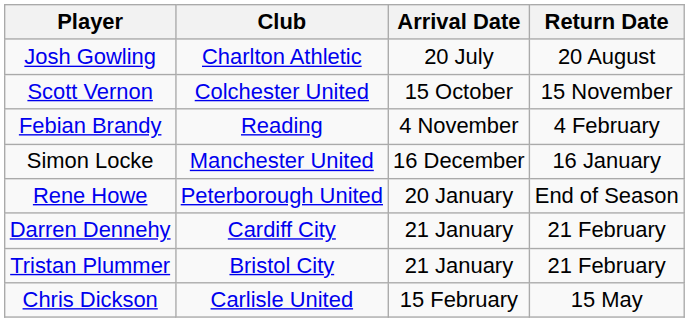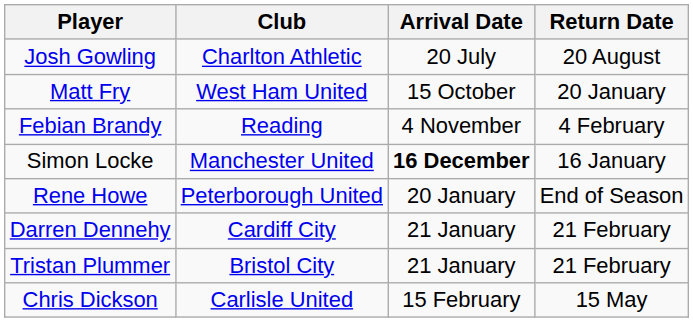+ row: (90, 91)
- row: (90, 91)
(459, 160) normal -> (461, 160) bold
